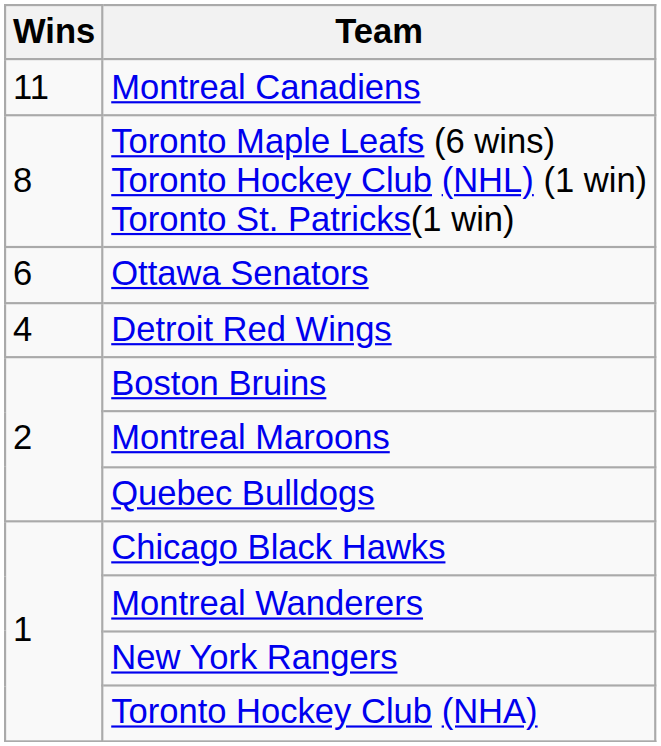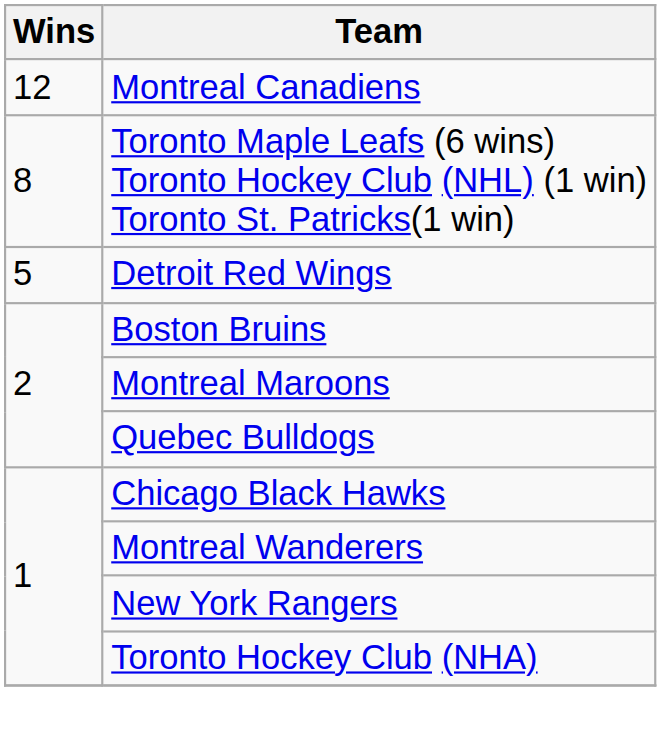(31, 86) 11 -> (32, 86) 12
- row: (240, 274)
(23, 328) 4 -> (23, 274) 5
